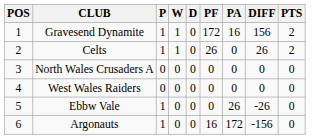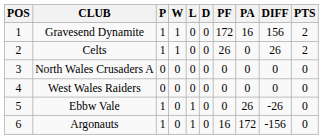+ column: (193, 13)
